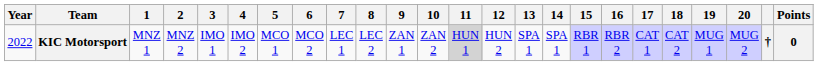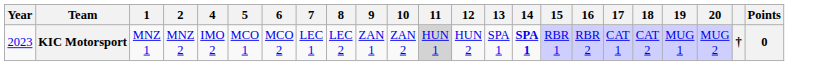- column: (212, 14)
(20, 42) 2022 -> (20, 42) 2023
(557, 42) normal -> (527, 42) bold
